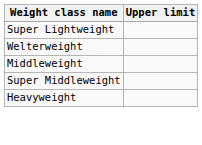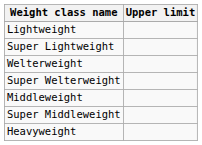+ row: (42, 30)
+ row: (64, 81)
